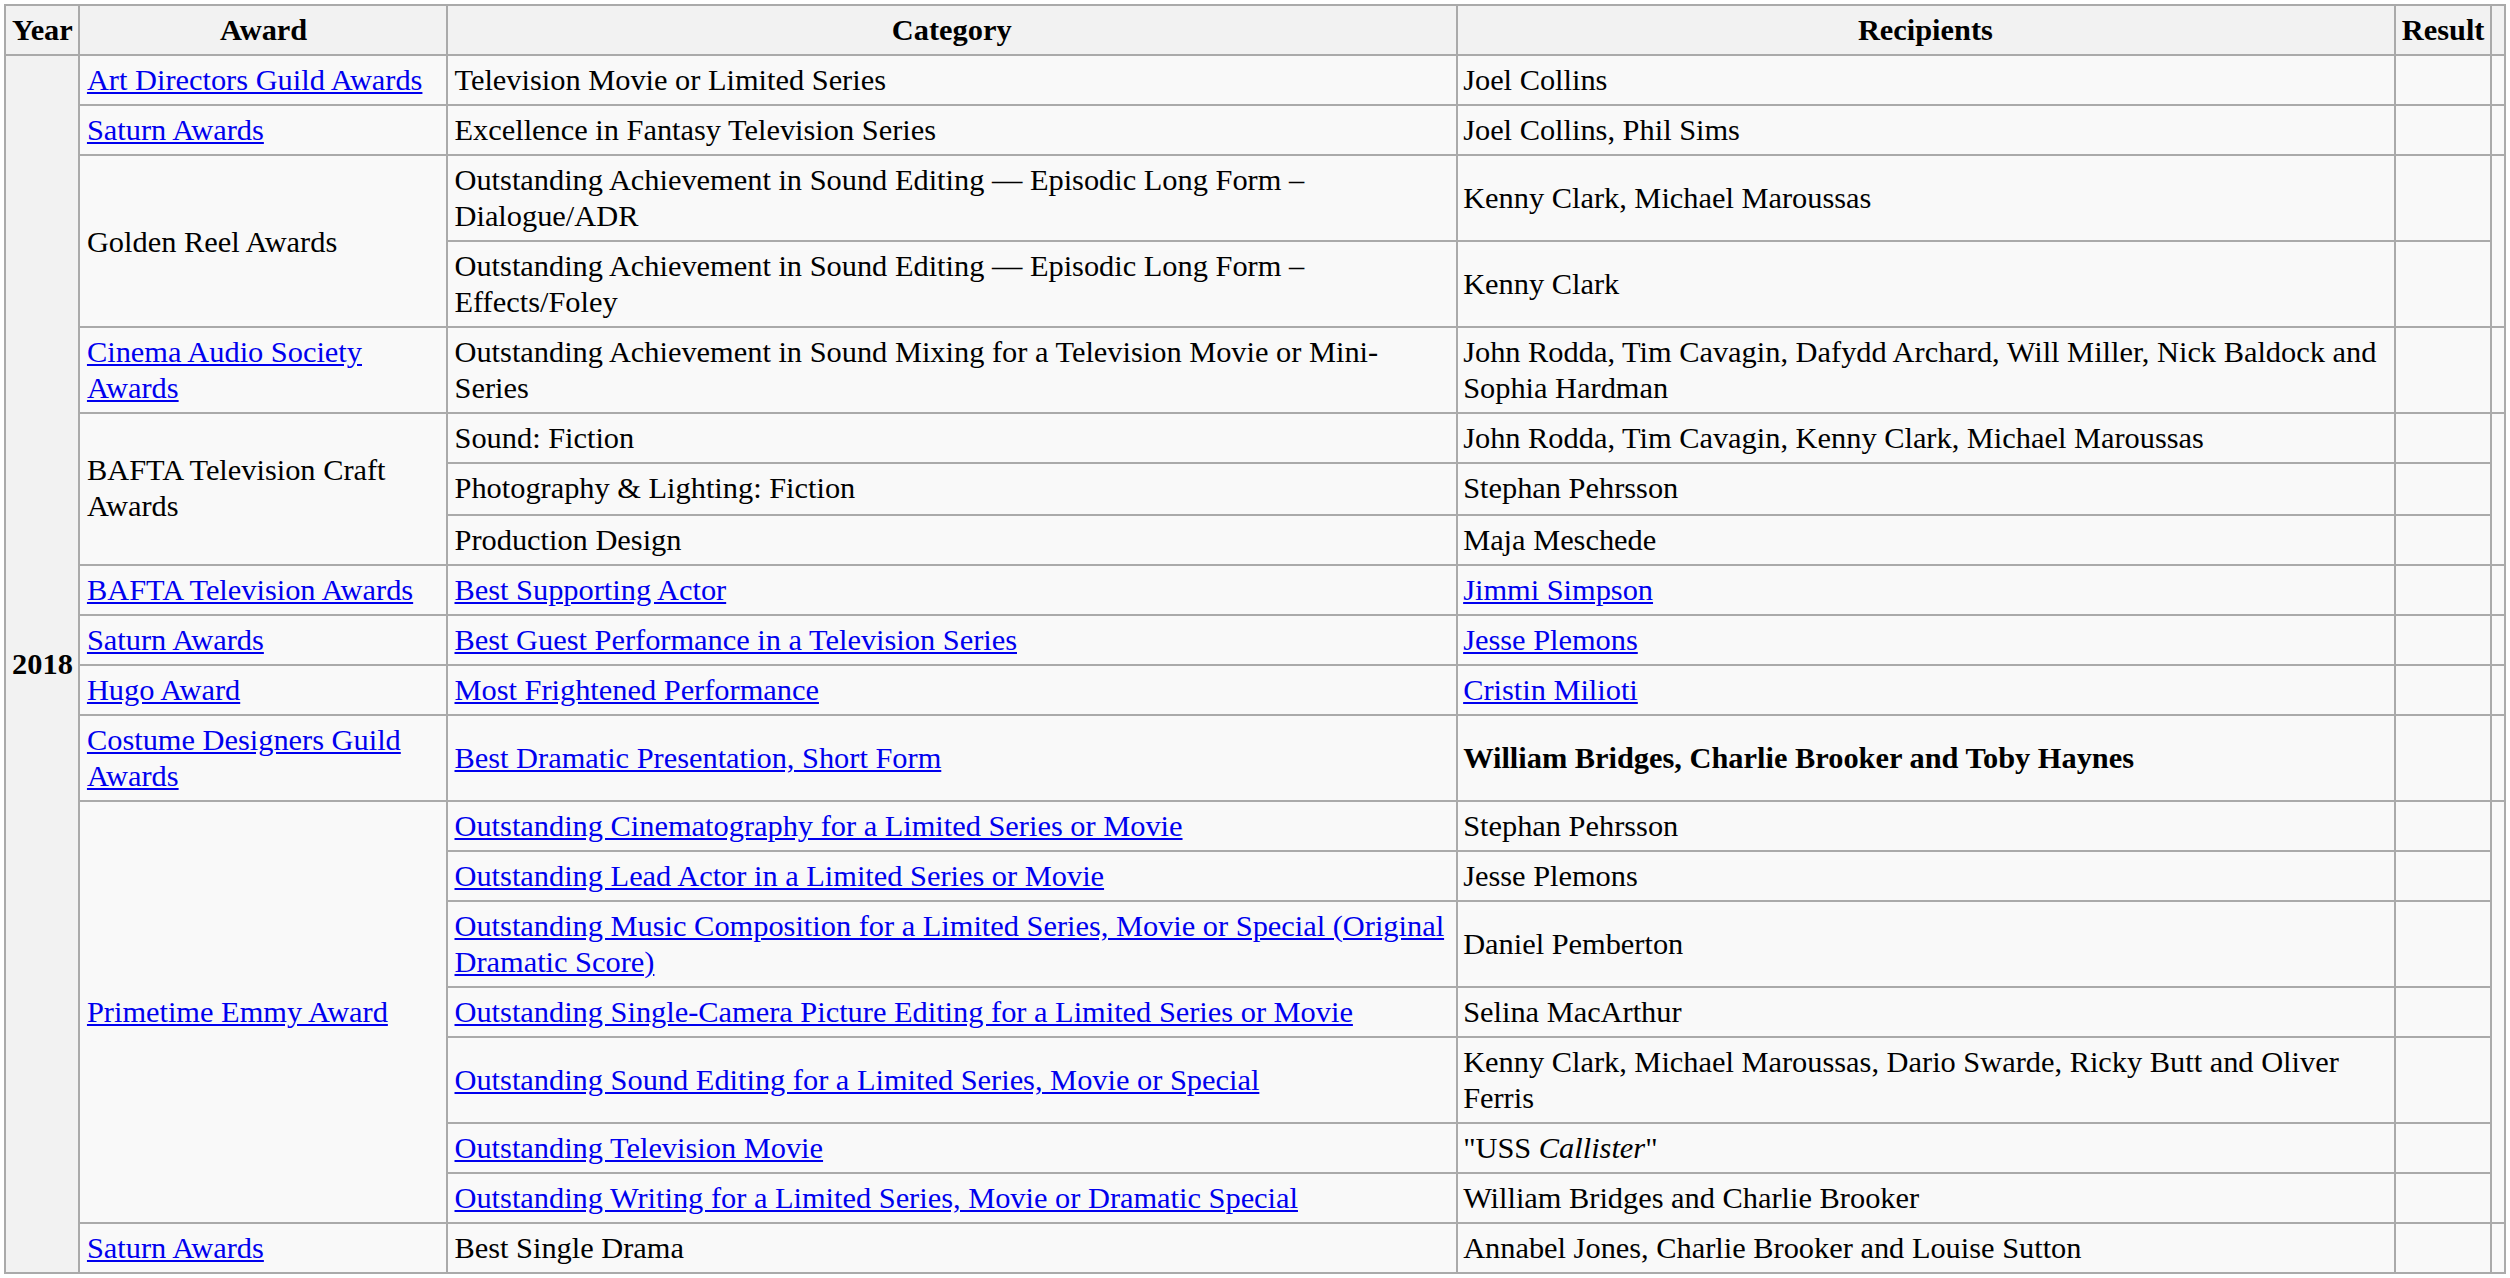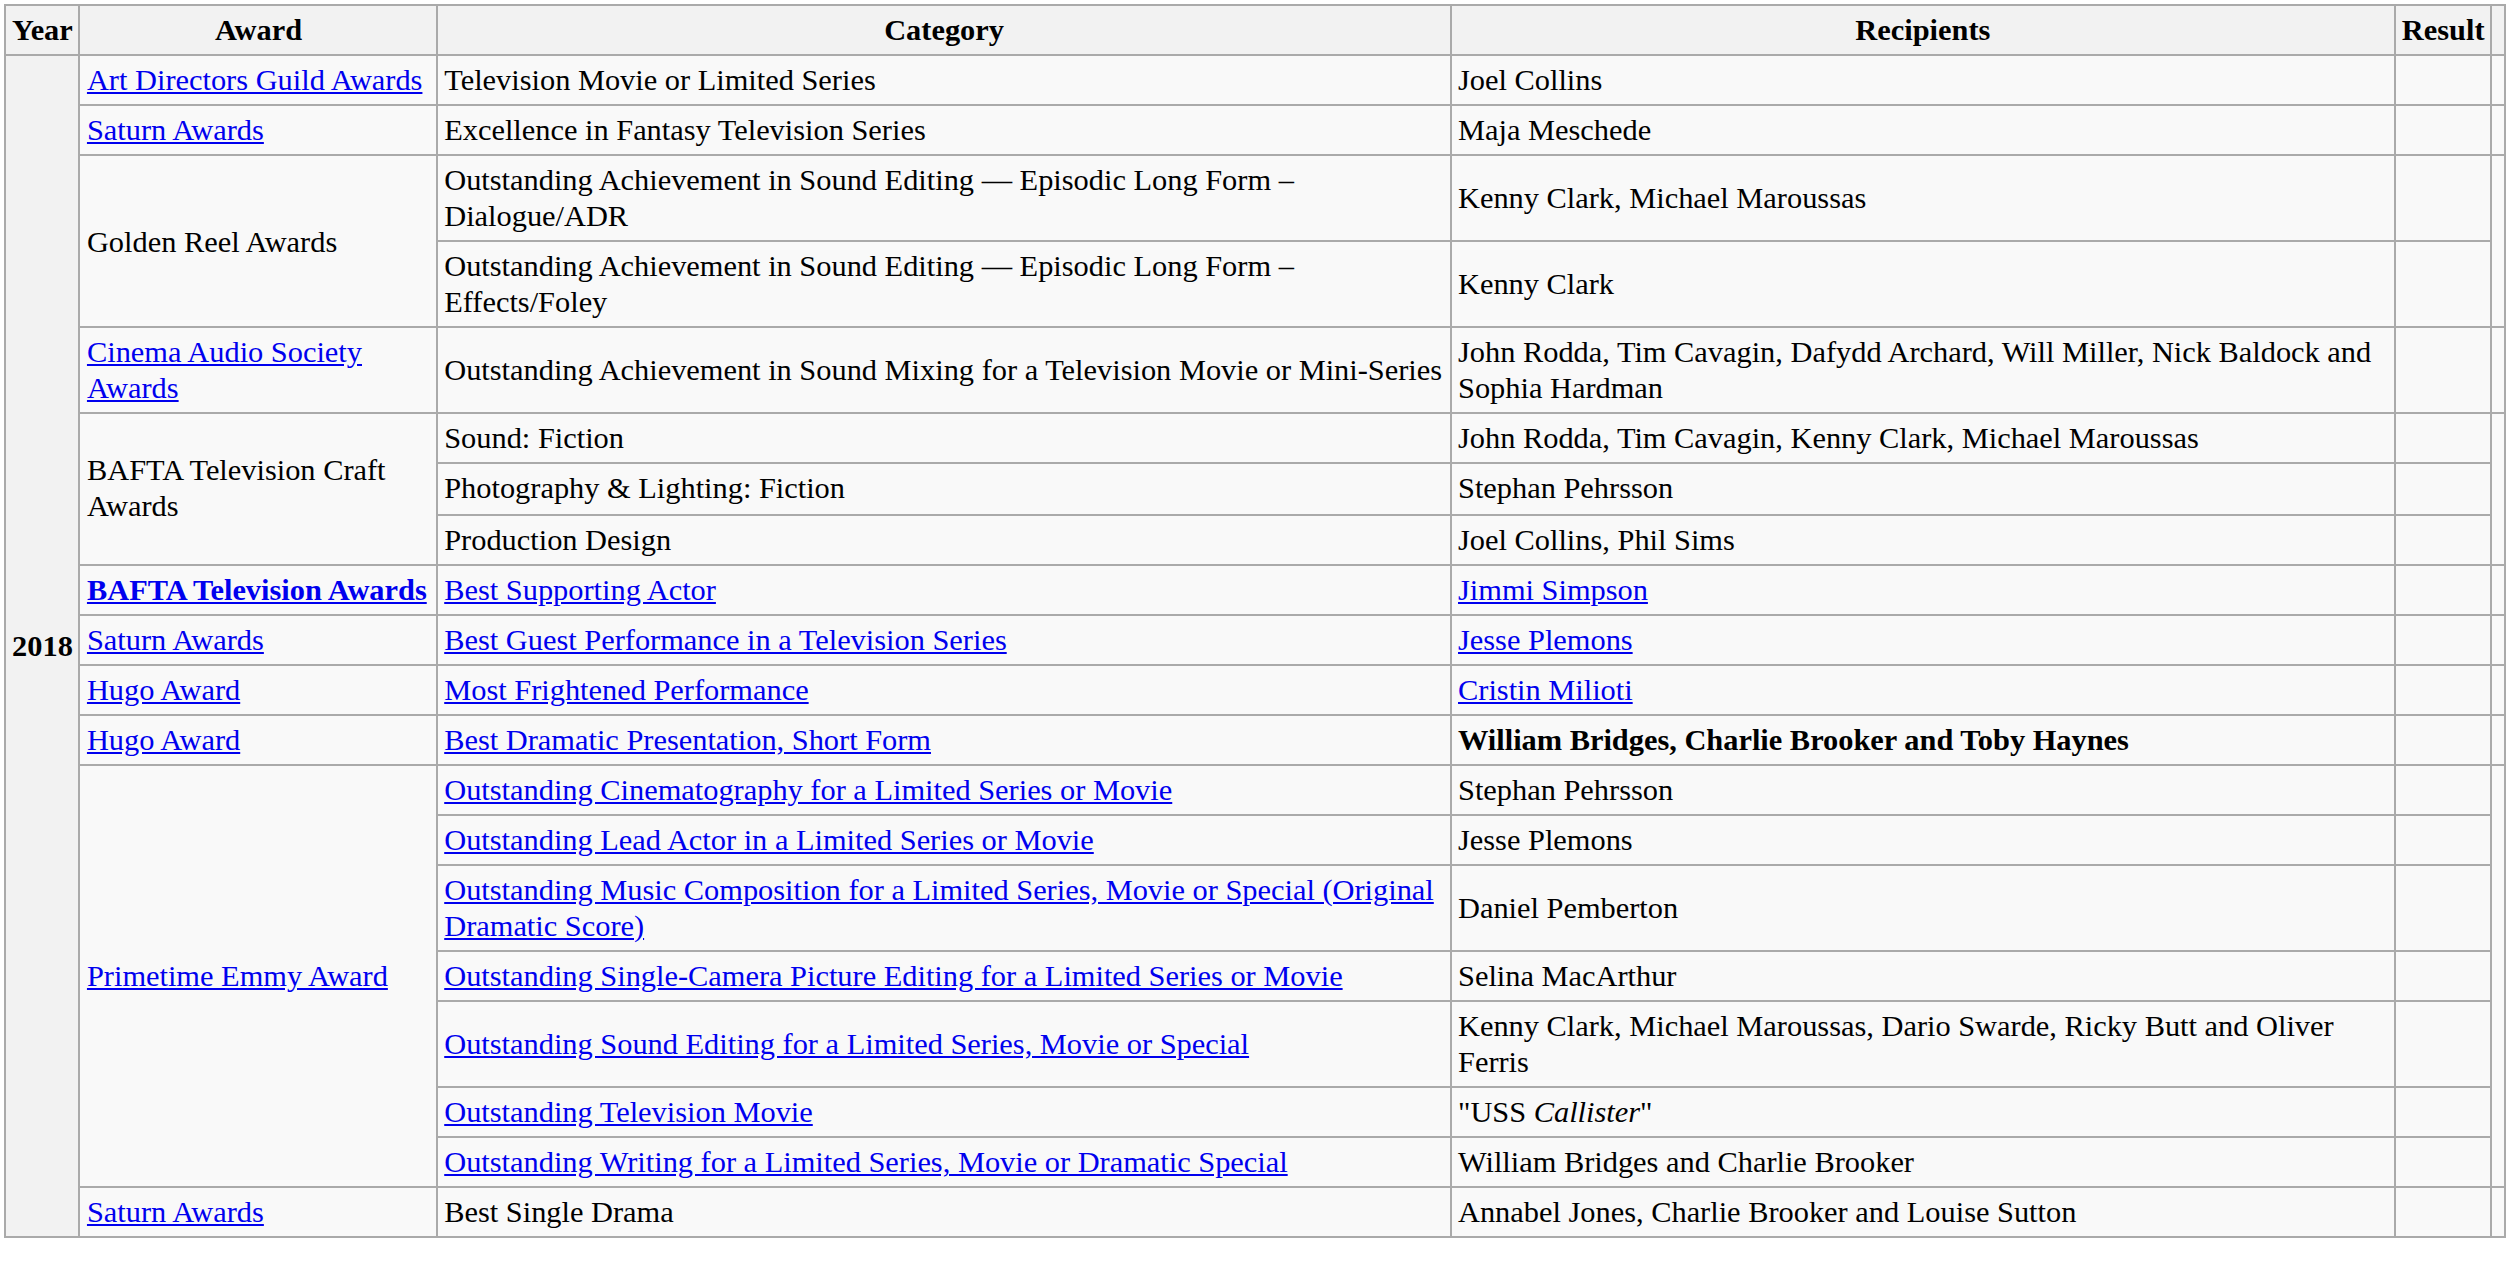(1602, 130) Joel Collins, Phil Sims -> (1555, 130) Maja Meschede
(1560, 538) Maja Meschede -> (1596, 538) Joel Collins, Phil Sims
(250, 588) normal -> (257, 588) bold
(244, 757) Costume Designers Guild Awards -> (164, 739) Hugo Award
